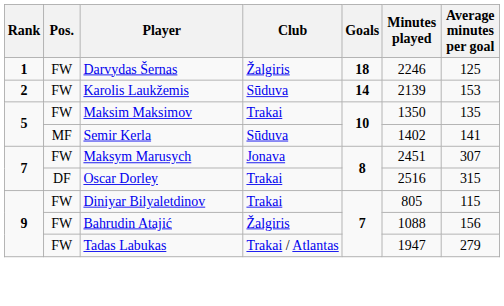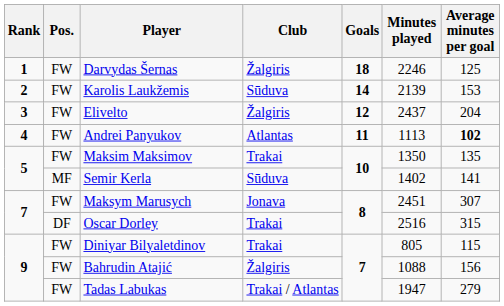+ row: (105, 113)
+ row: (132, 135)
